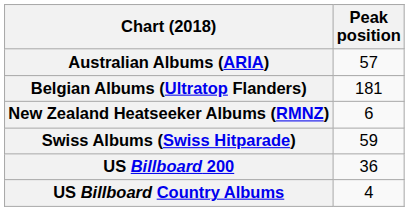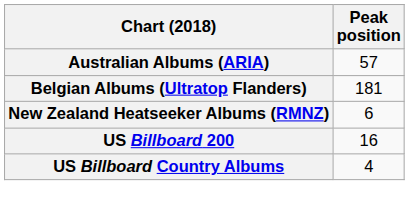- row: (169, 140)
(369, 166) 36 -> (369, 140) 16
